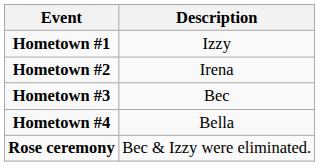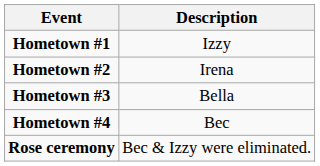(217, 95) Bec -> (217, 95) Bella
(217, 122) Bella -> (217, 122) Bec
